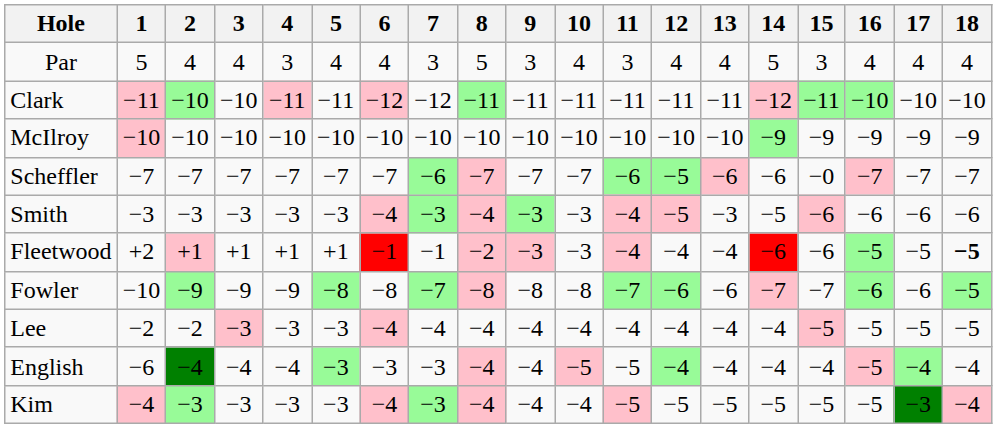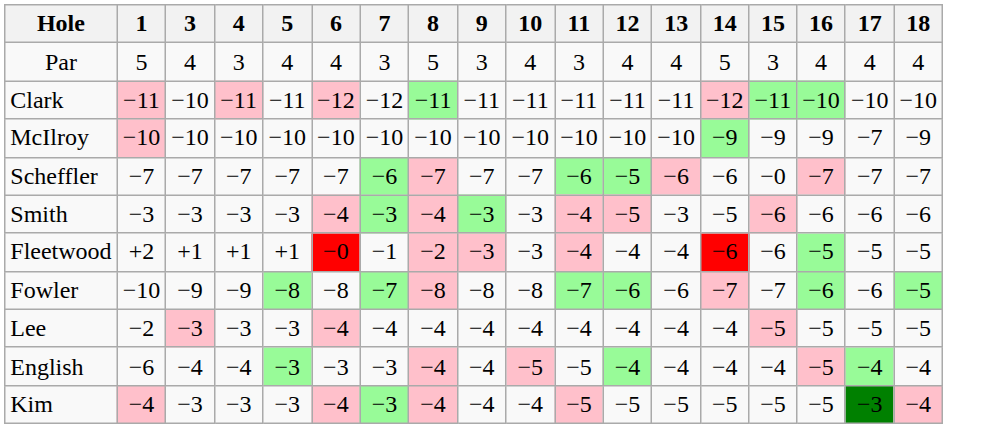- column: (190, 23)
(918, 137) −9 -> (870, 137) −7
(384, 251) −1 -> (336, 251) −0
(967, 251) bold -> (918, 251) normal
